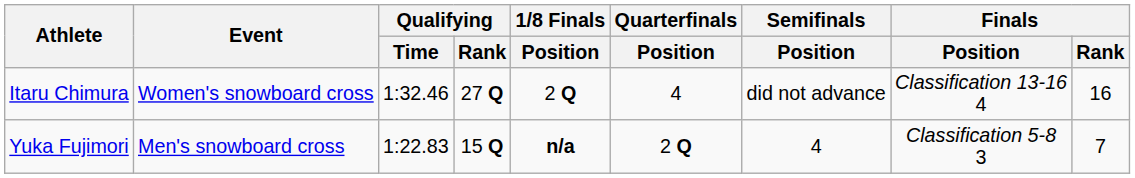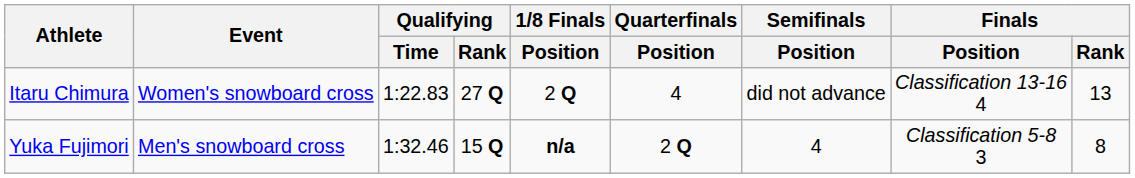(416, 94) 1:32.46 -> (416, 94) 1:22.83
(1100, 94) 16 -> (1100, 94) 13
(416, 147) 1:22.83 -> (416, 147) 1:32.46
(1100, 147) 7 -> (1100, 147) 8
